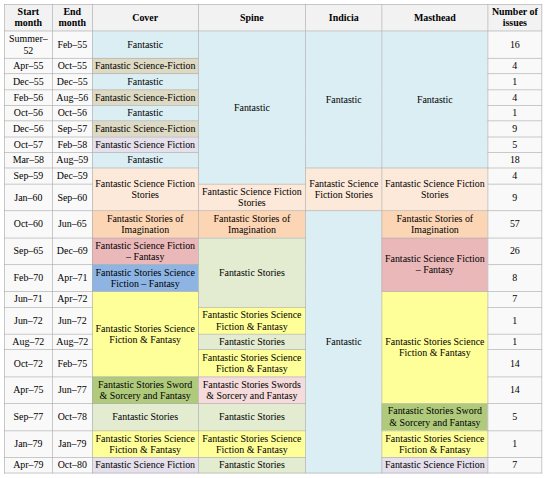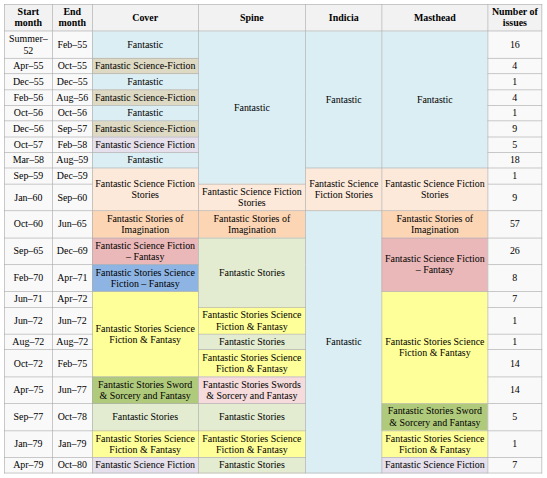(515, 176) 4 -> (515, 176) 1
